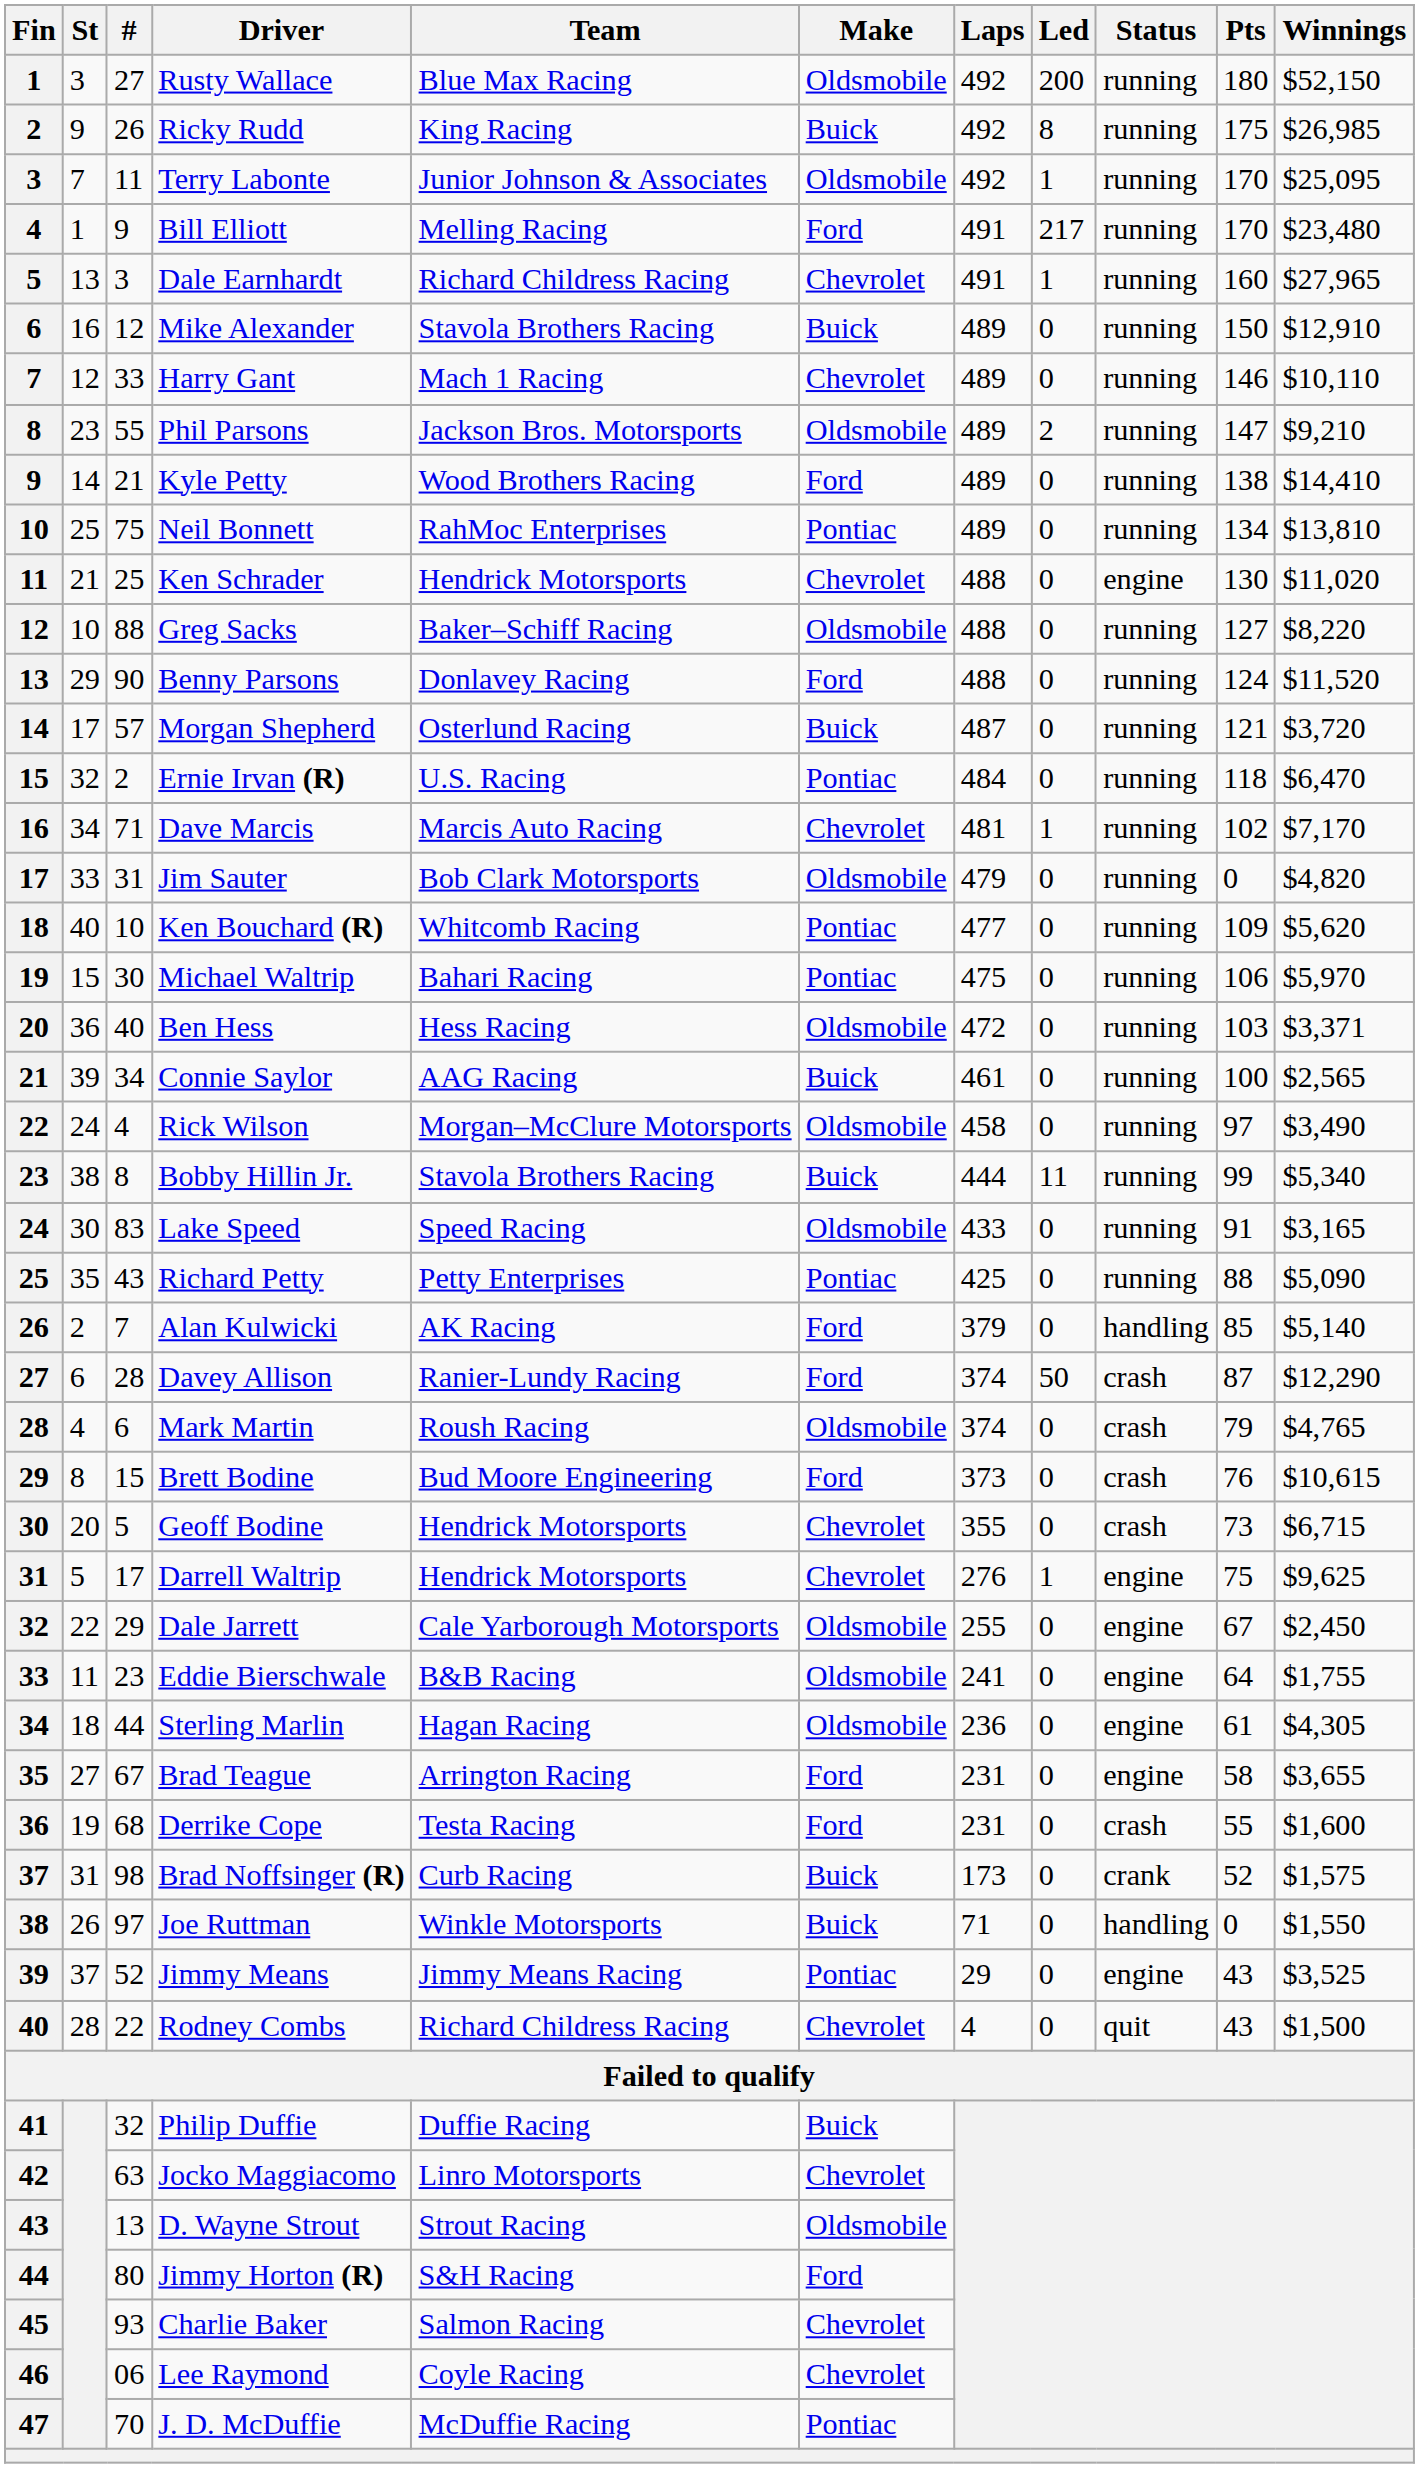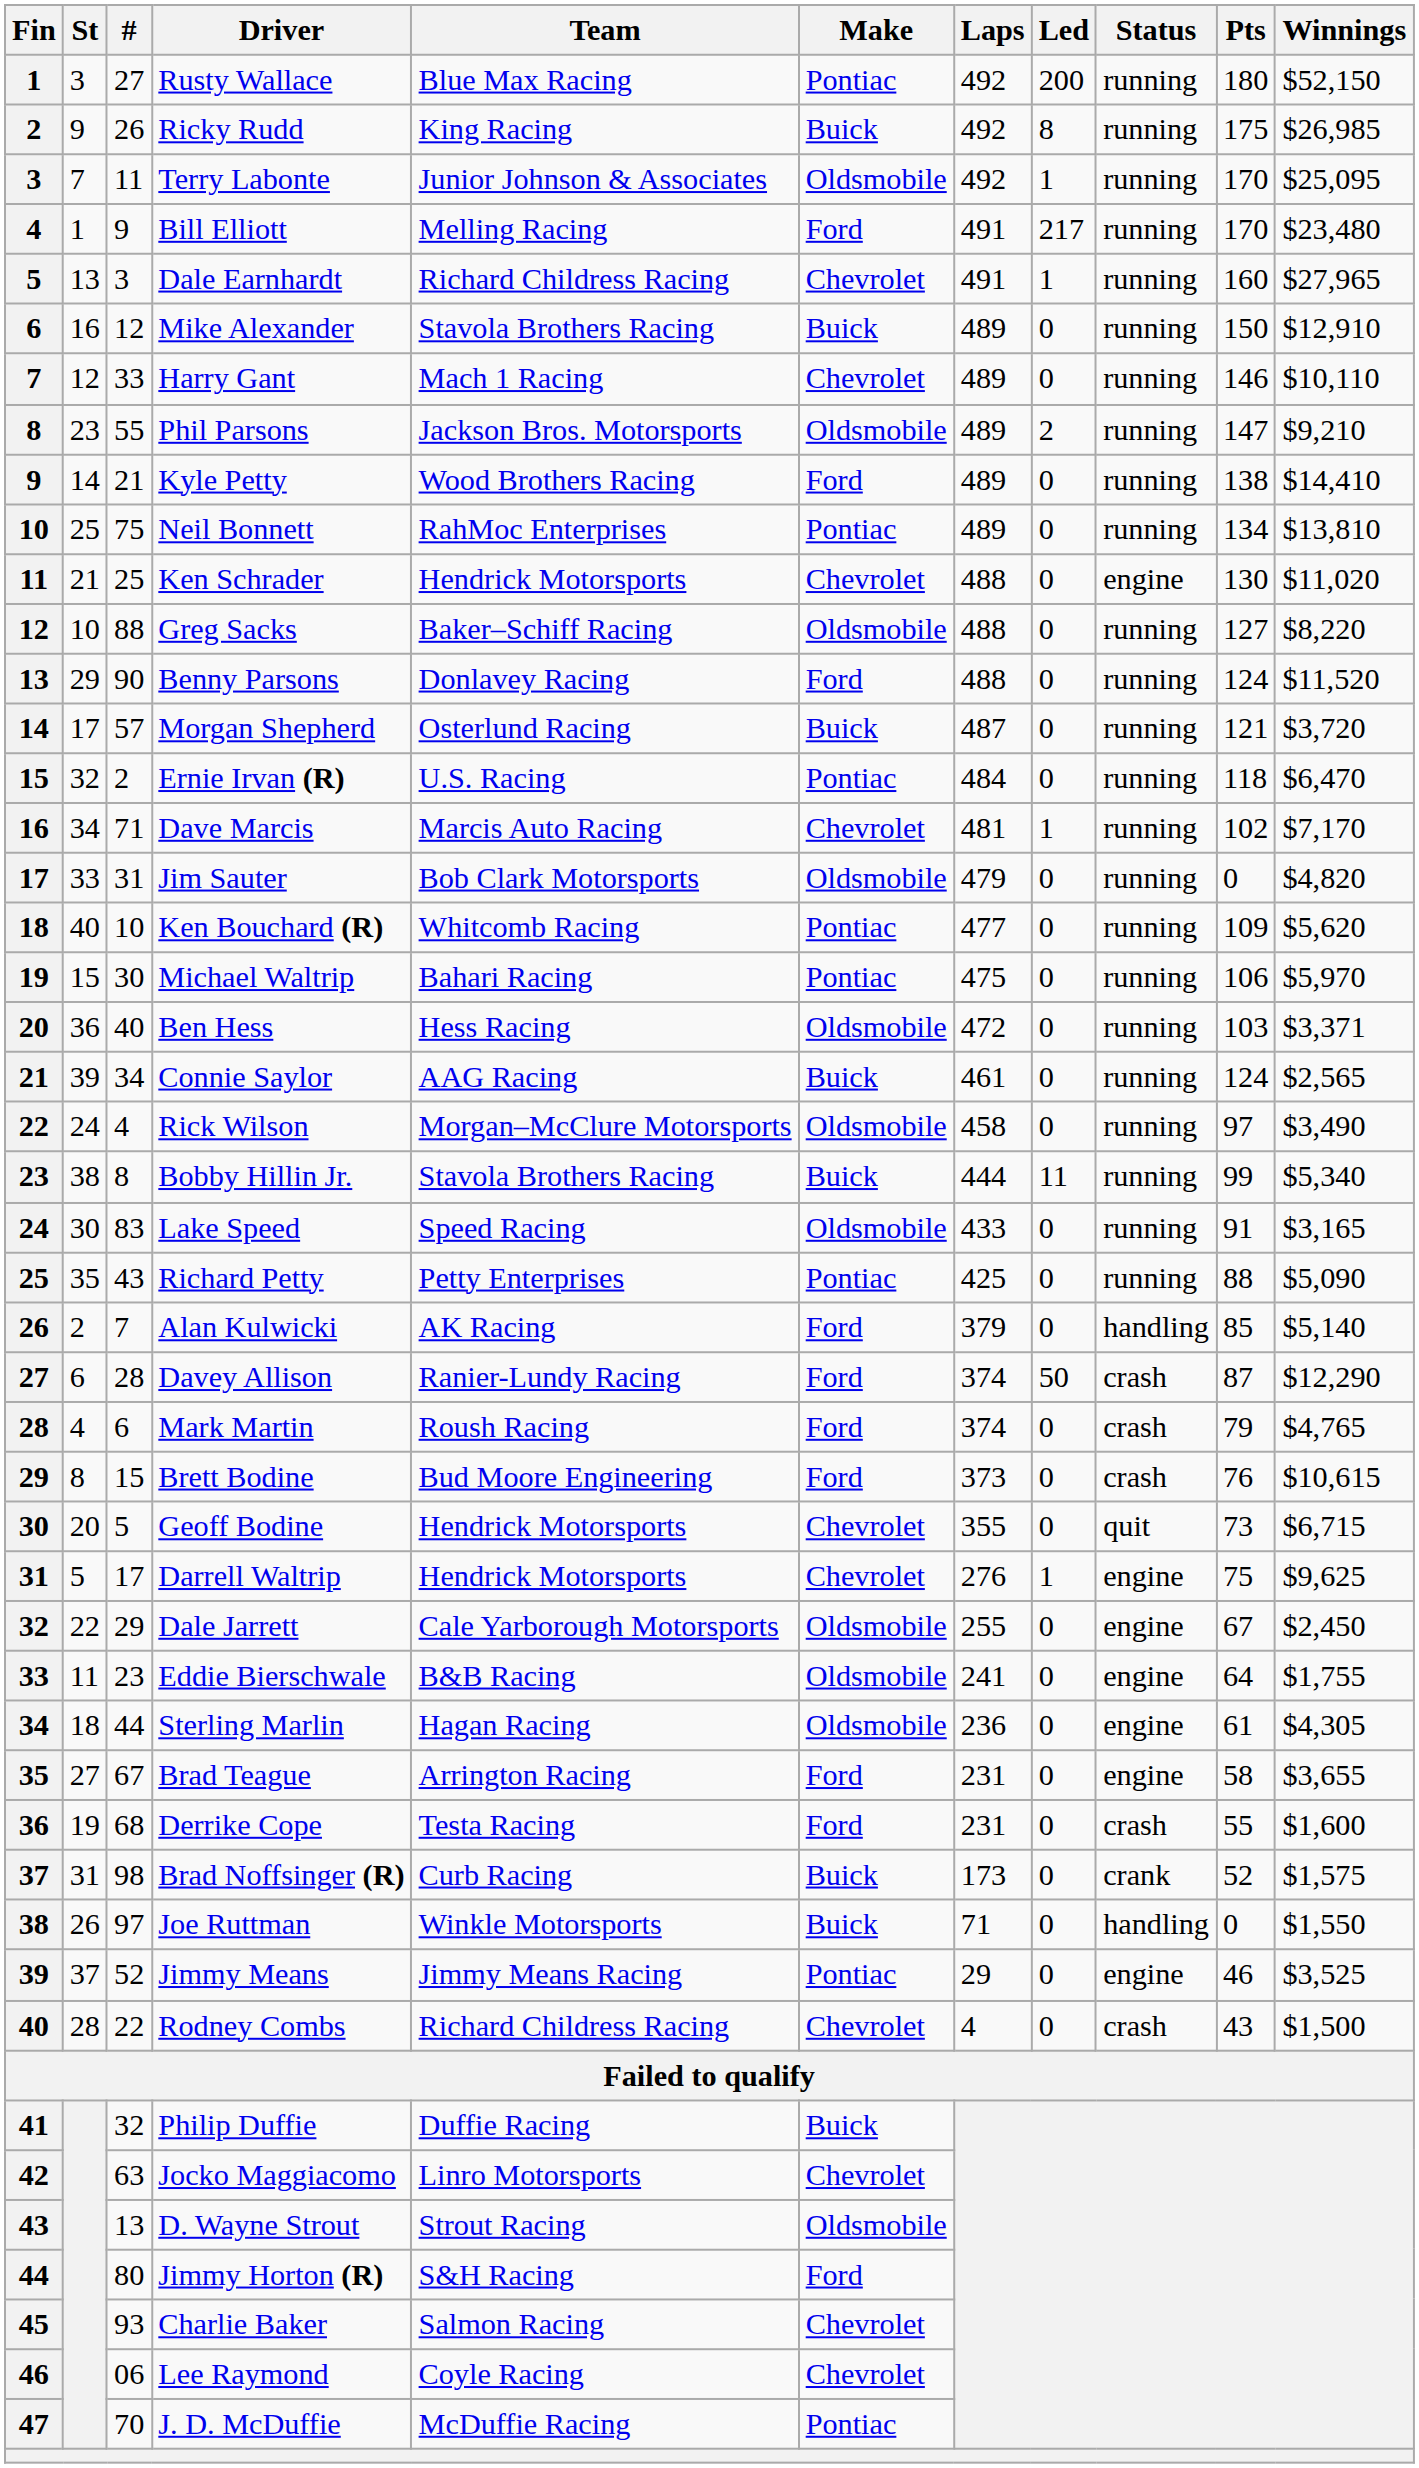(876, 79) Oldsmobile -> (851, 79) Pontiac
(1246, 1076) 100 -> (1246, 1076) 124
(876, 1426) Oldsmobile -> (834, 1426) Ford
(1135, 1525) crash -> (1127, 1525) quit
(1238, 1974) 43 -> (1238, 1974) 46
(1127, 2024) quit -> (1135, 2024) crash
